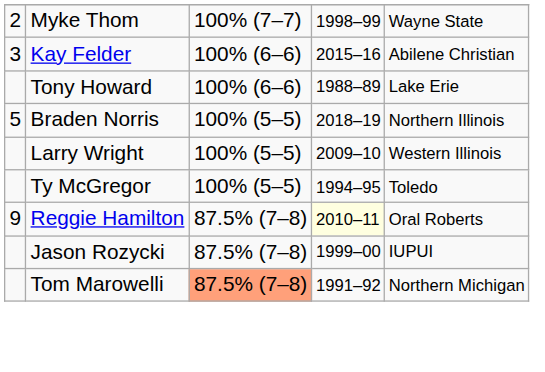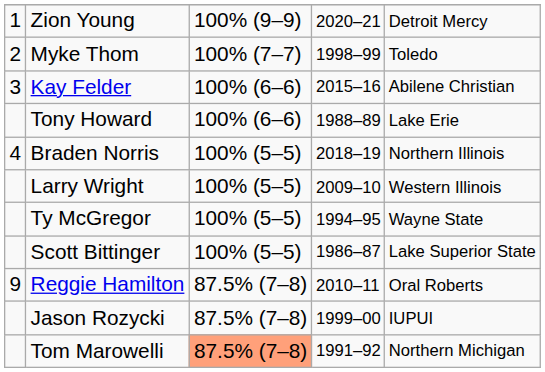+ row: (83, 20)
(436, 21) Wayne State -> (413, 54) Toledo
(15, 119) 5 -> (15, 152) 4
(413, 186) Toledo -> (436, 219) Wayne State
+ row: (95, 251)
(348, 219) lightyellow background -> (348, 285) no background
